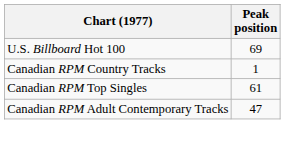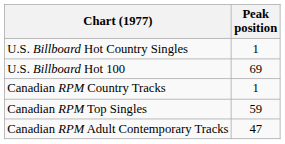+ row: (98, 48)
(256, 88) 61 -> (256, 108) 59
